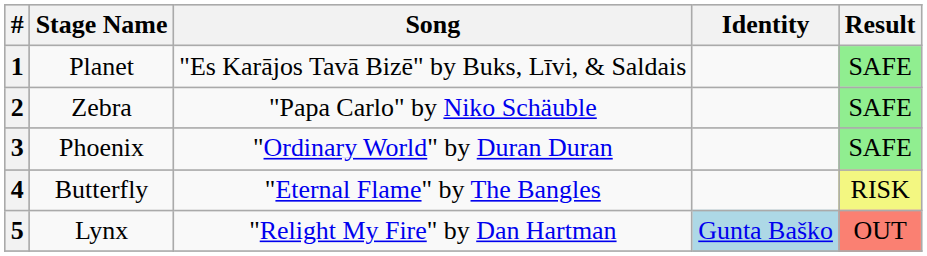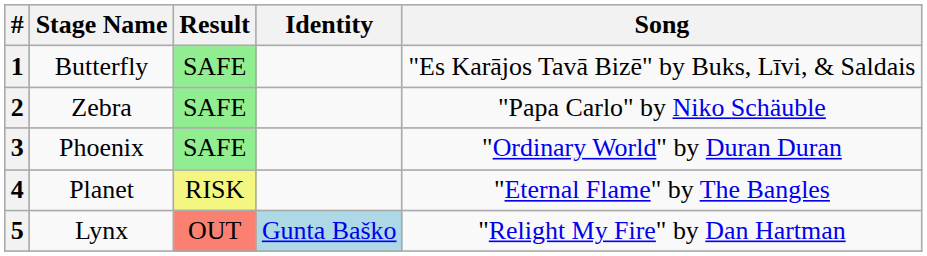columns swapped: (433, 25) <-> (880, 25)
(102, 66) Planet -> (102, 66) Butterfly
(102, 189) Butterfly -> (102, 189) Planet
